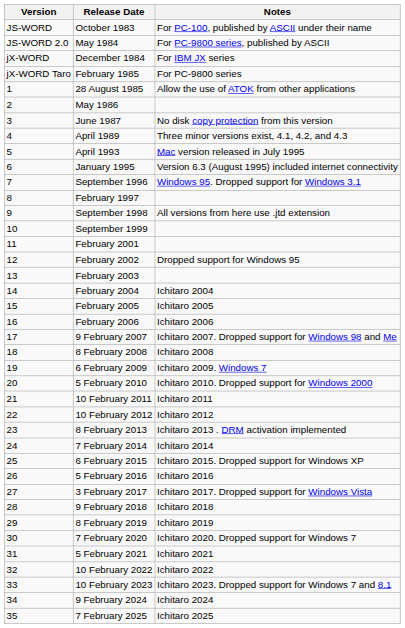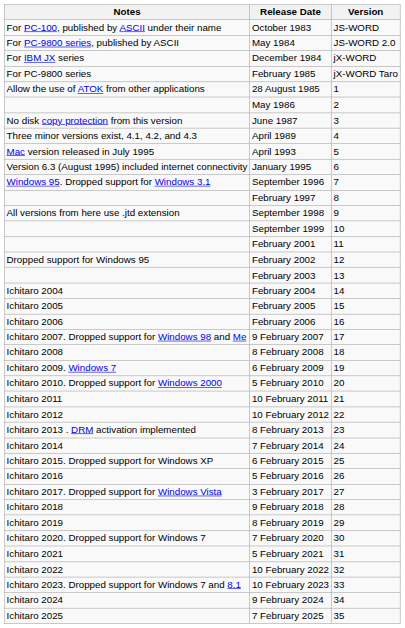columns swapped: (39, 12) <-> (277, 12)
